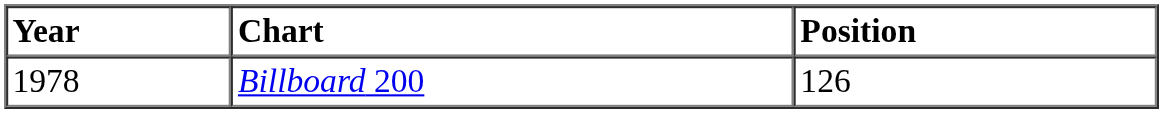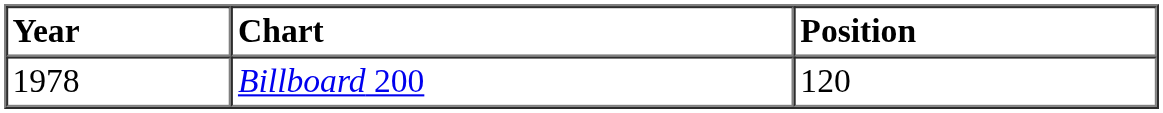(826, 81) 126 -> (826, 81) 120
